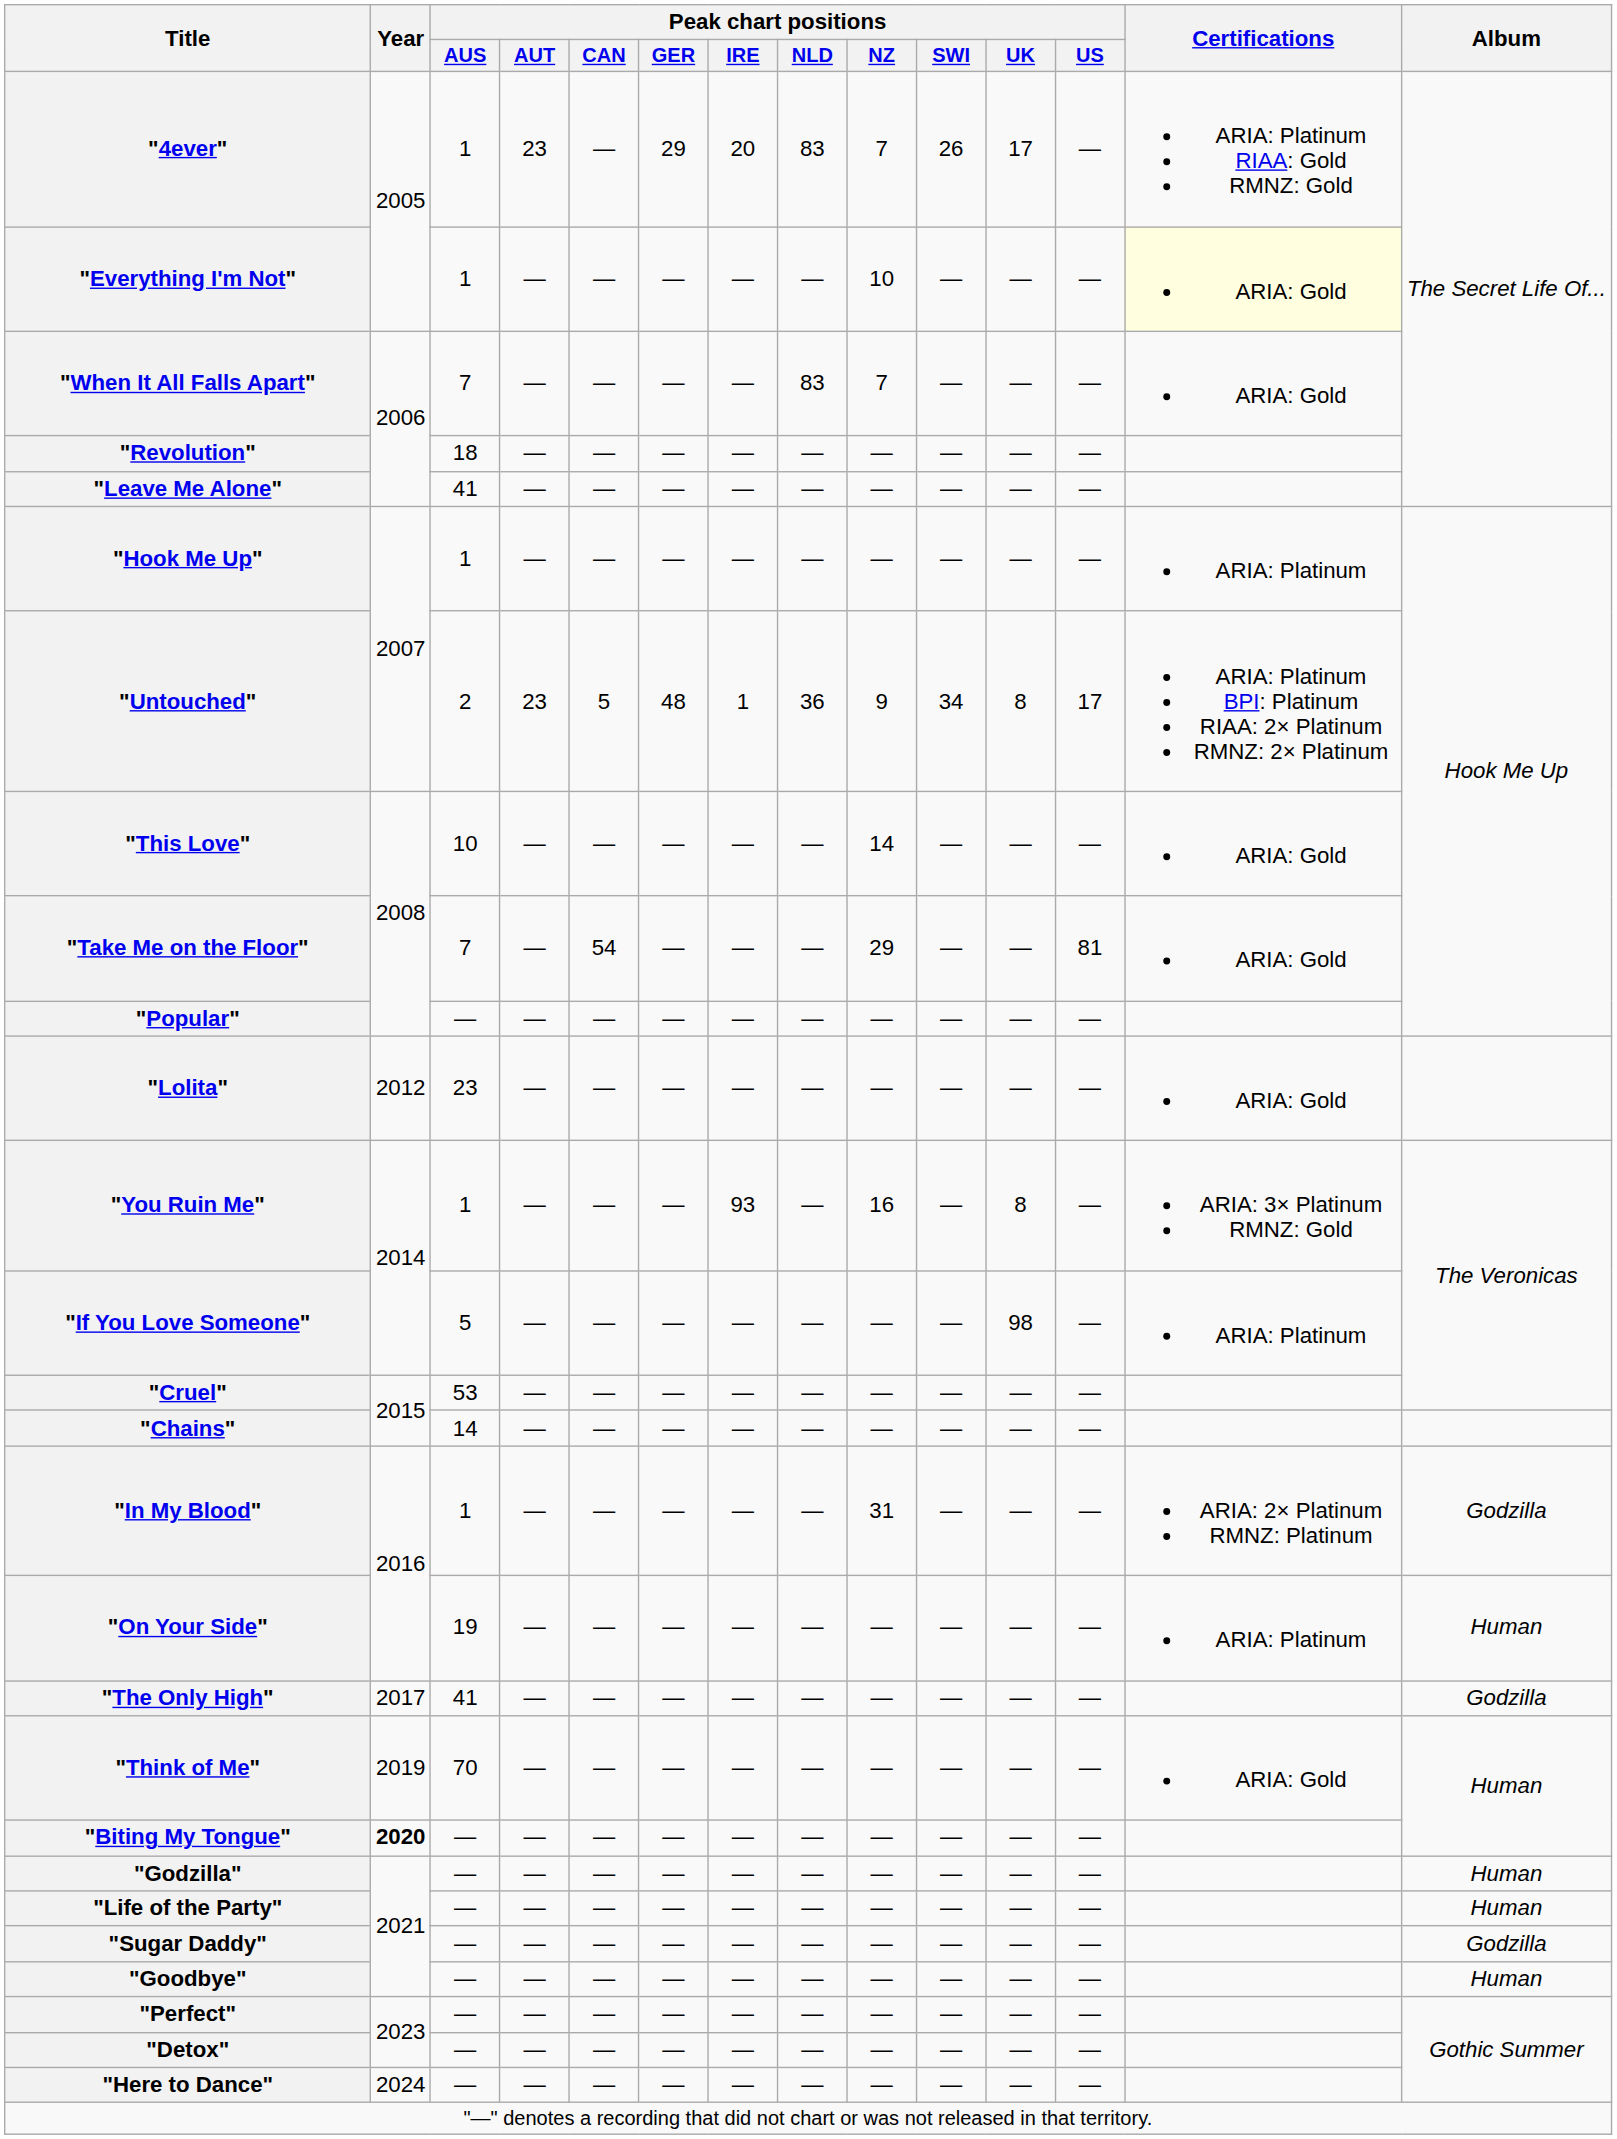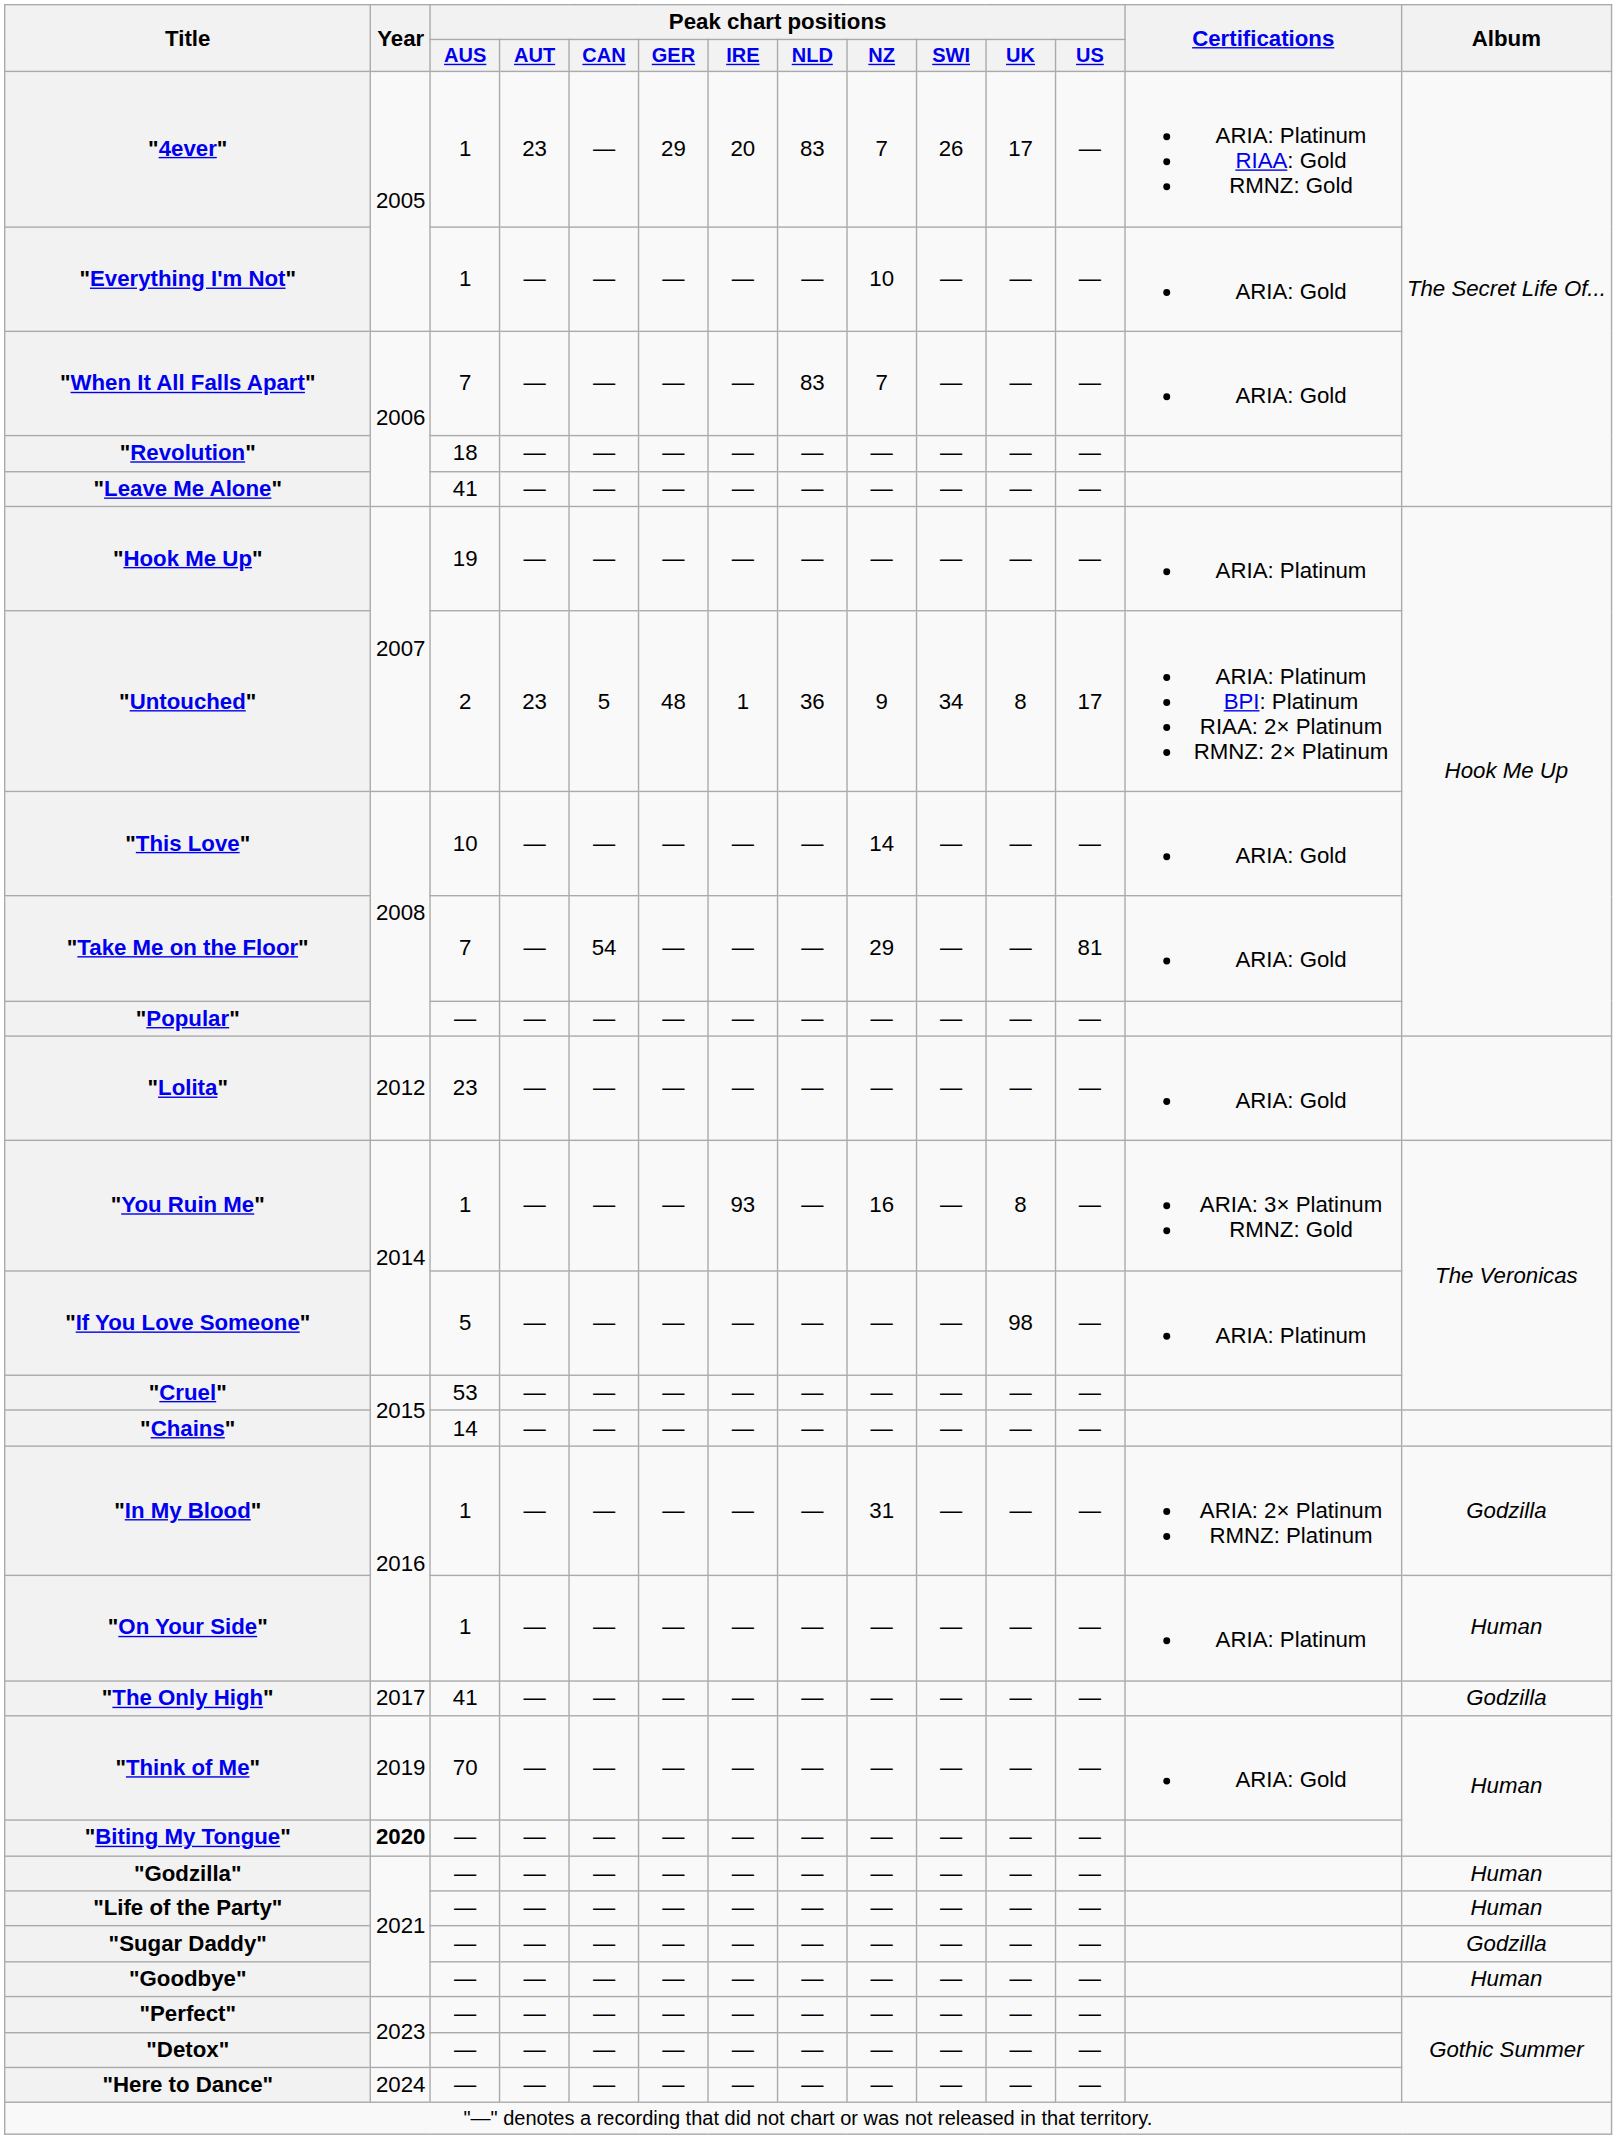(1263, 291) lightyellow background -> (1263, 291) no background
(465, 558) 1 -> (465, 558) 19
(465, 1627) 19 -> (465, 1627) 1
